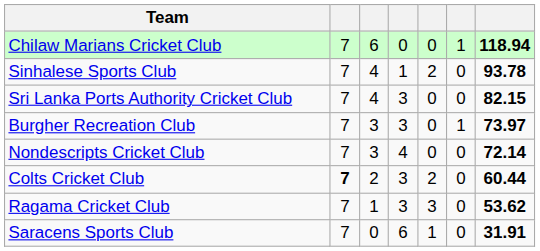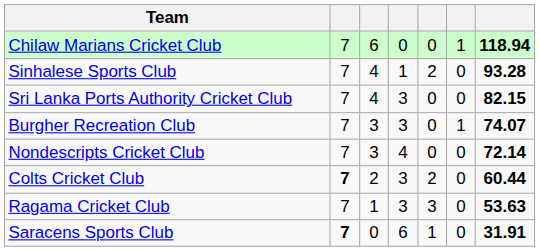(505, 71) 93.78 -> (505, 71) 93.28
(505, 125) 73.97 -> (505, 125) 74.07
(505, 206) 53.62 -> (505, 206) 53.63
(345, 233) normal -> (345, 233) bold
